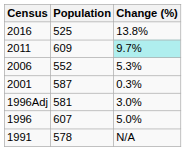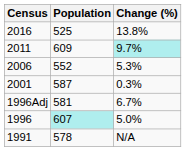(129, 102) 3.0% -> (129, 102) 6.7%
(63, 119) no background -> (63, 119) paleturquoise background
